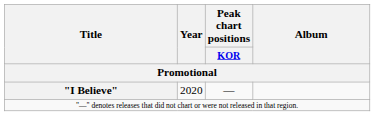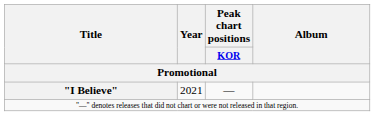(191, 90) 2020 -> (191, 90) 2021
